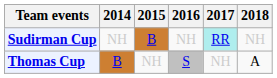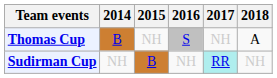rows swapped: (46, 62) <-> (52, 39)
